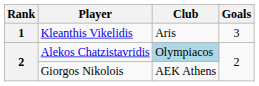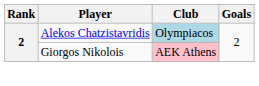- row: (87, 33)
(186, 71) no background -> (186, 52) pink background
